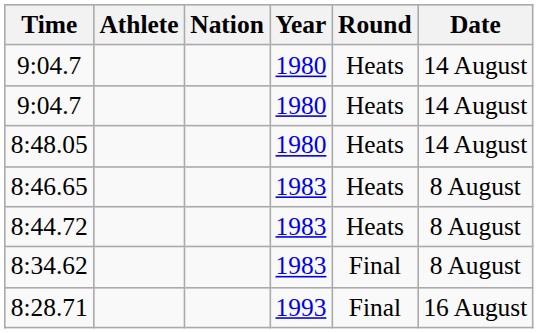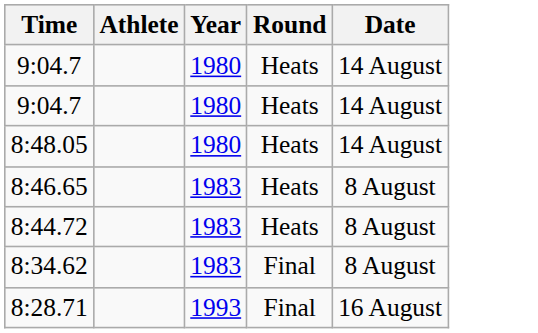- column: (227, 24)
